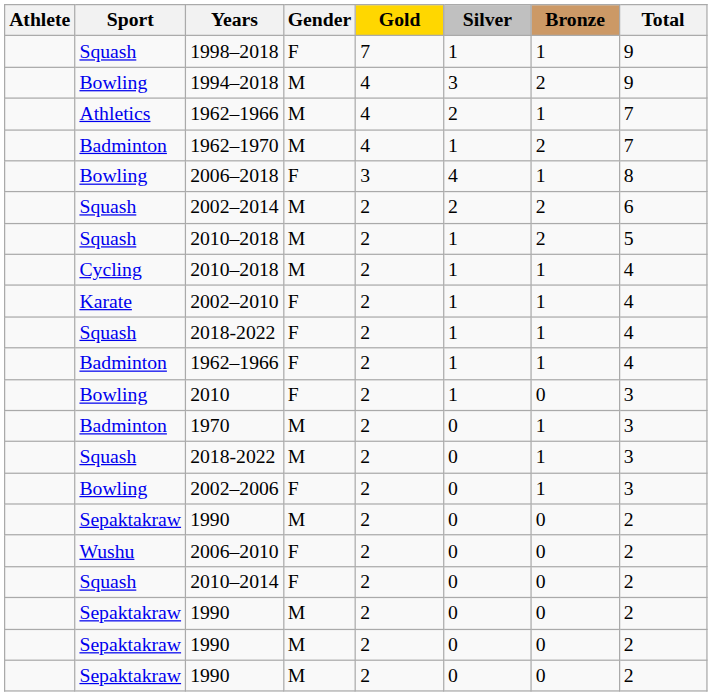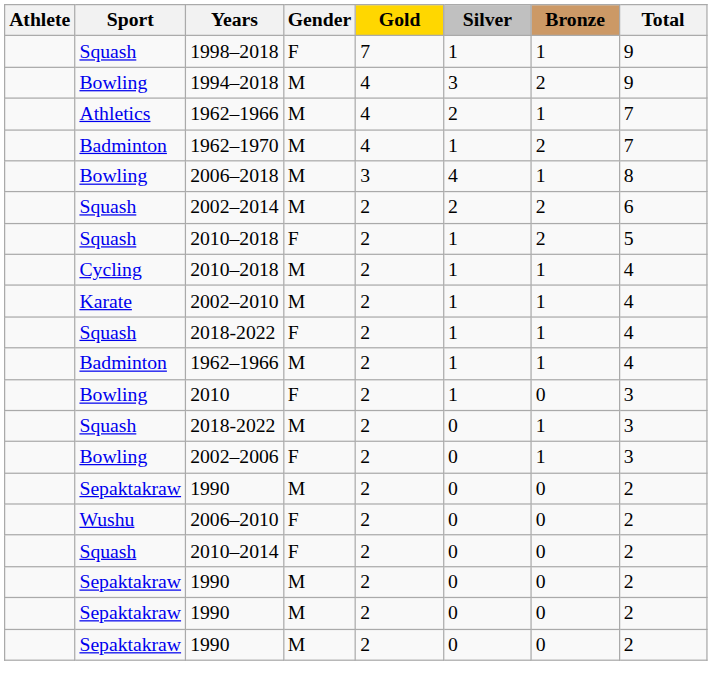(293, 176) F -> (297, 176) M
(297, 238) M -> (293, 238) F
(293, 301) F -> (297, 301) M
(293, 363) F -> (297, 363) M
- row: (123, 425)
